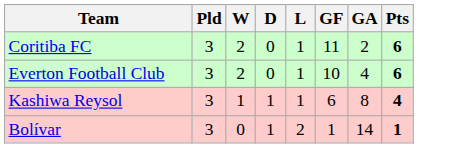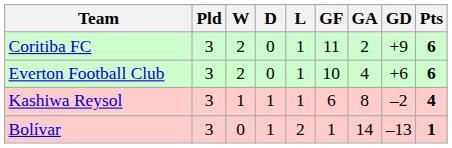+ column: (399, 18)
